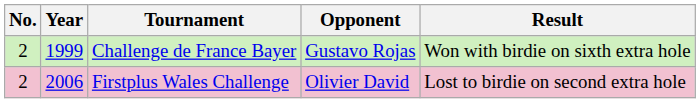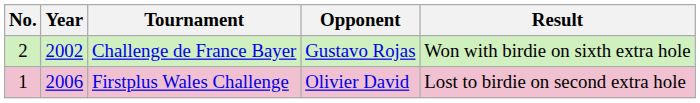(64, 51) 1999 -> (64, 51) 2002
(23, 82) 2 -> (23, 82) 1
